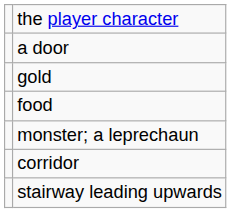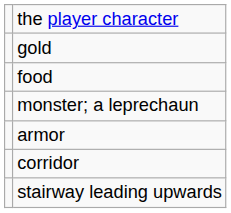- row: (43, 47)
+ row: (41, 134)
